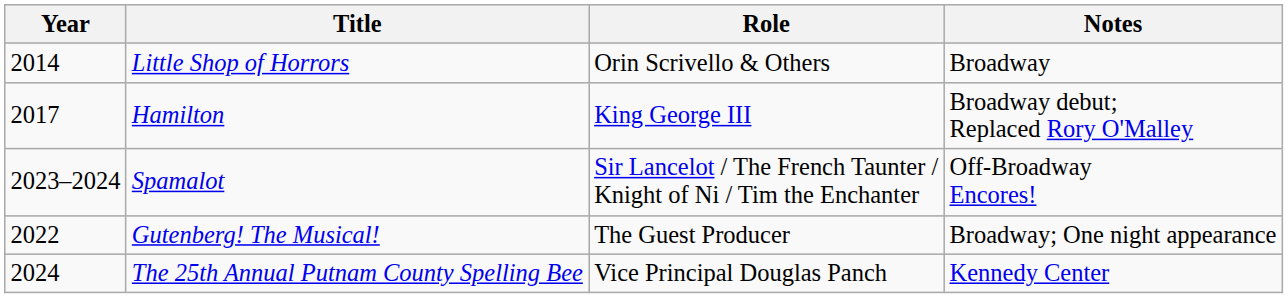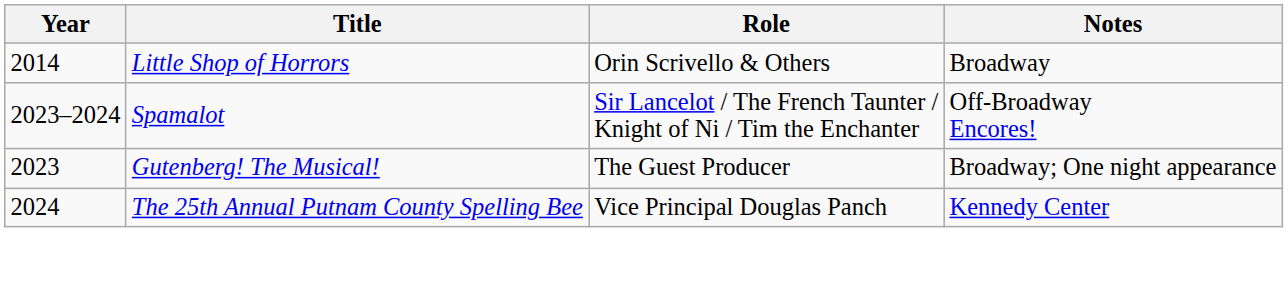- row: (178, 115)
(35, 234) 2022 -> (35, 167) 2023
